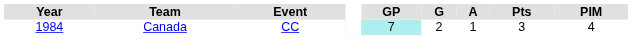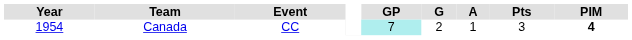(49, 27) 1984 -> (49, 27) 1954
(591, 27) normal -> (591, 27) bold
